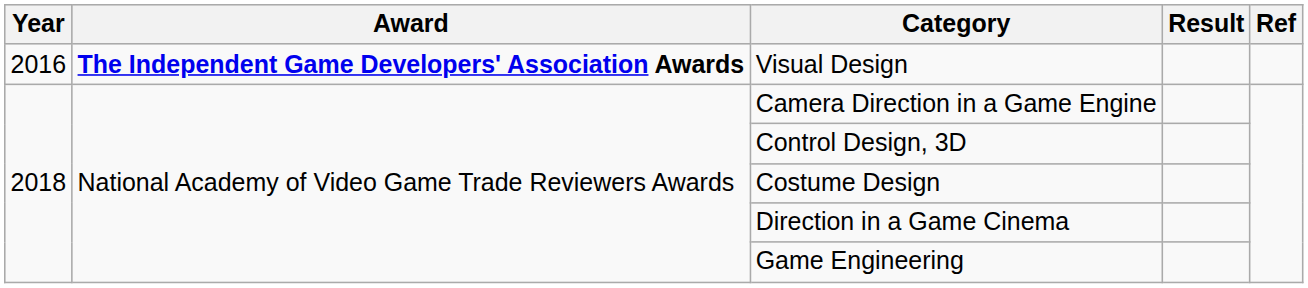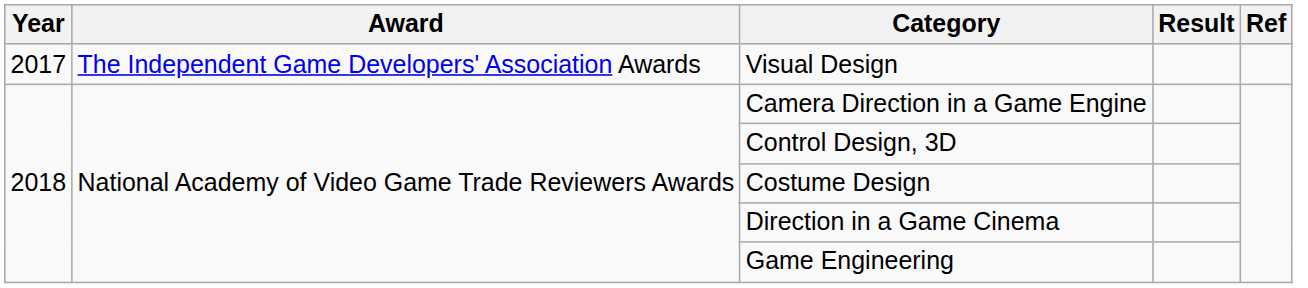(38, 63) 2016 -> (38, 63) 2017
(411, 63) bold -> (389, 63) normal
